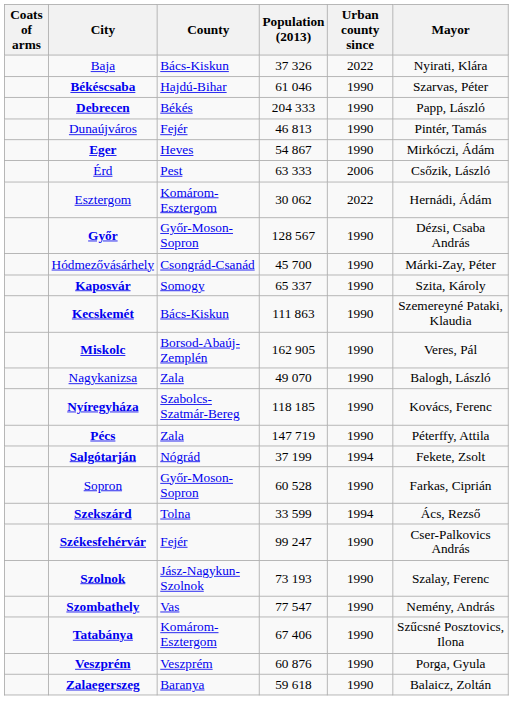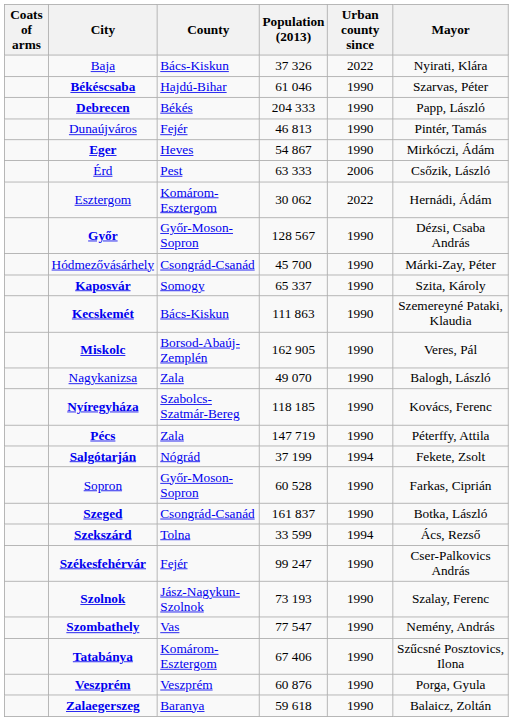+ row: (103, 513)
